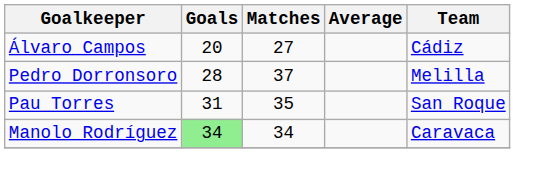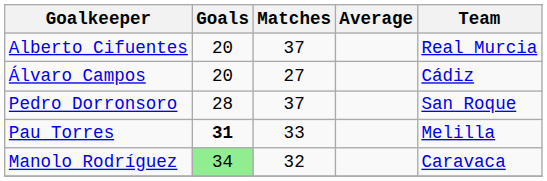+ row: (98, 48)
(448, 76) Melilla -> (469, 105) San Roque
(212, 105) normal -> (223, 133) bold
(284, 105) 35 -> (294, 133) 33
(458, 105) San Roque -> (458, 133) Melilla
(284, 133) 34 -> (294, 162) 32
